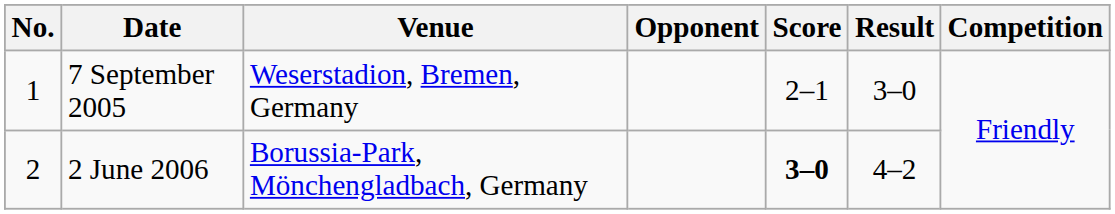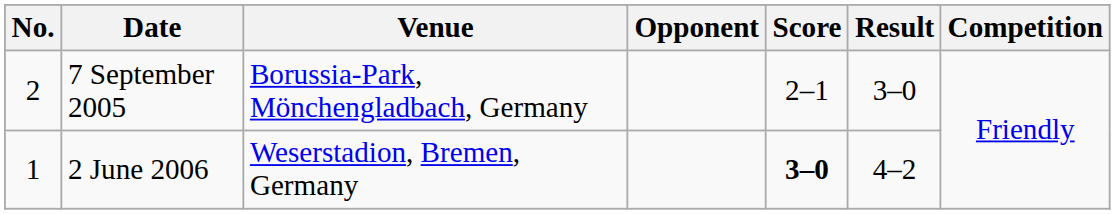(33, 90) 1 -> (33, 90) 2
(385, 90) Weserstadion, Bremen, Germany -> (419, 90) Borussia-Park, Mönchengladbach, Germany
(33, 169) 2 -> (33, 169) 1
(419, 169) Borussia-Park, Mönchengladbach, Germany -> (385, 169) Weserstadion, Bremen, Germany
